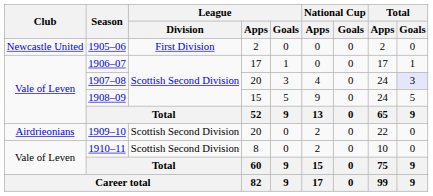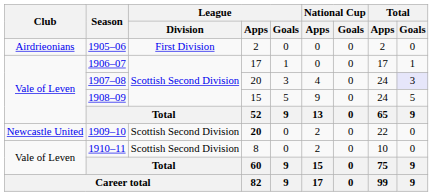(45, 47) Newcastle United -> (45, 47) Airdrieonians
(45, 132) Airdrieonians -> (45, 132) Newcastle United
(256, 132) normal -> (256, 132) bold
